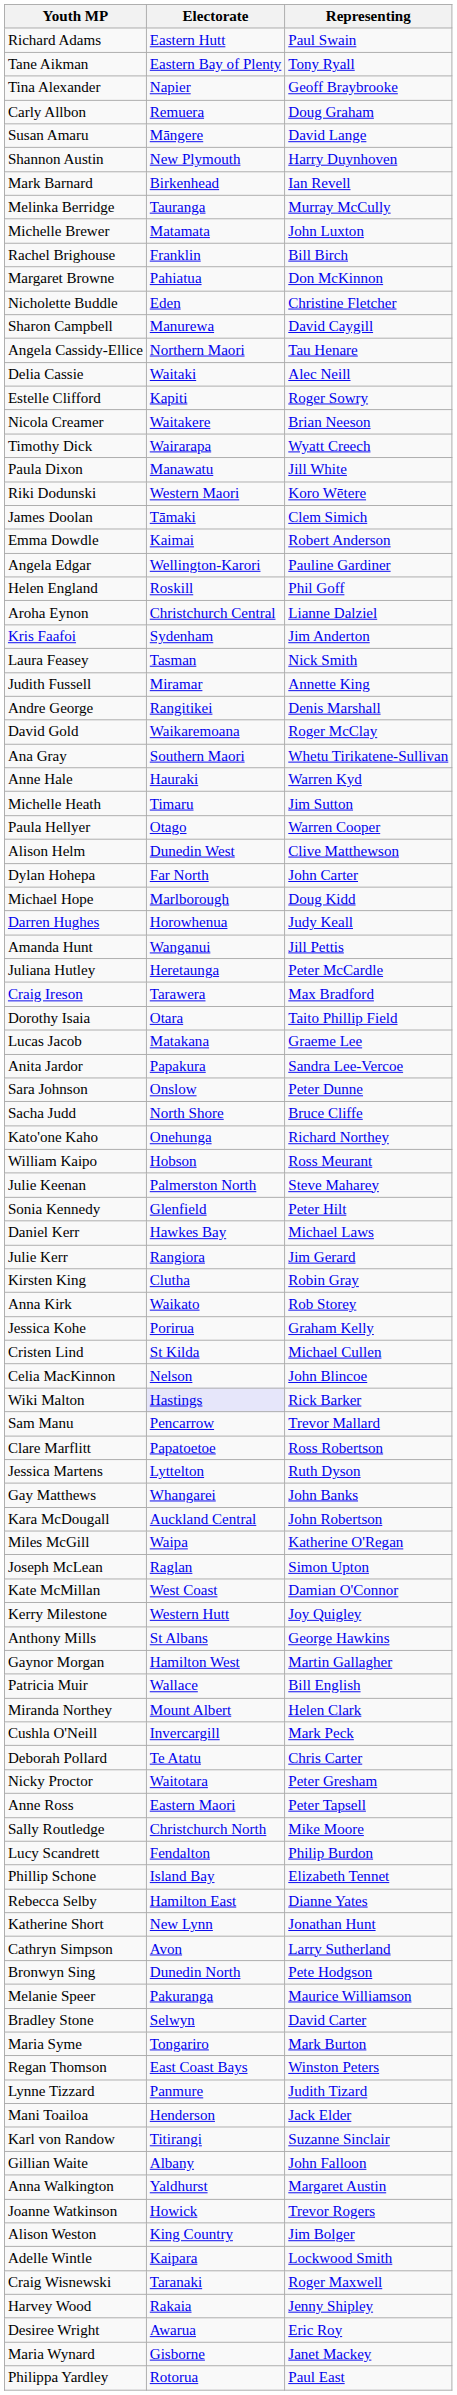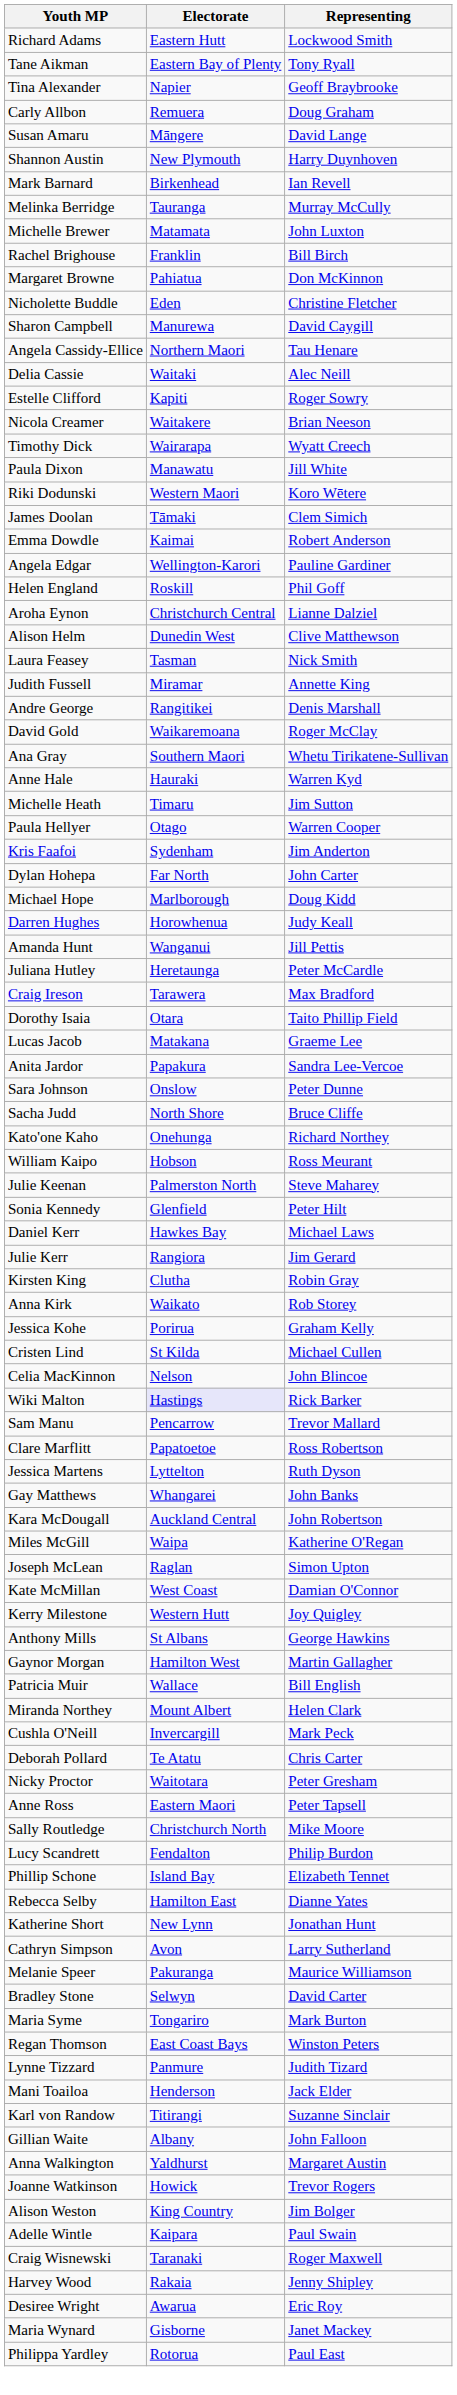(322, 40) Paul Swain -> (340, 40) Lockwood Smith
rows swapped: (42, 636) <-> (47, 851)
- row: (52, 1972)
(340, 2258) Lockwood Smith -> (322, 2234) Paul Swain
